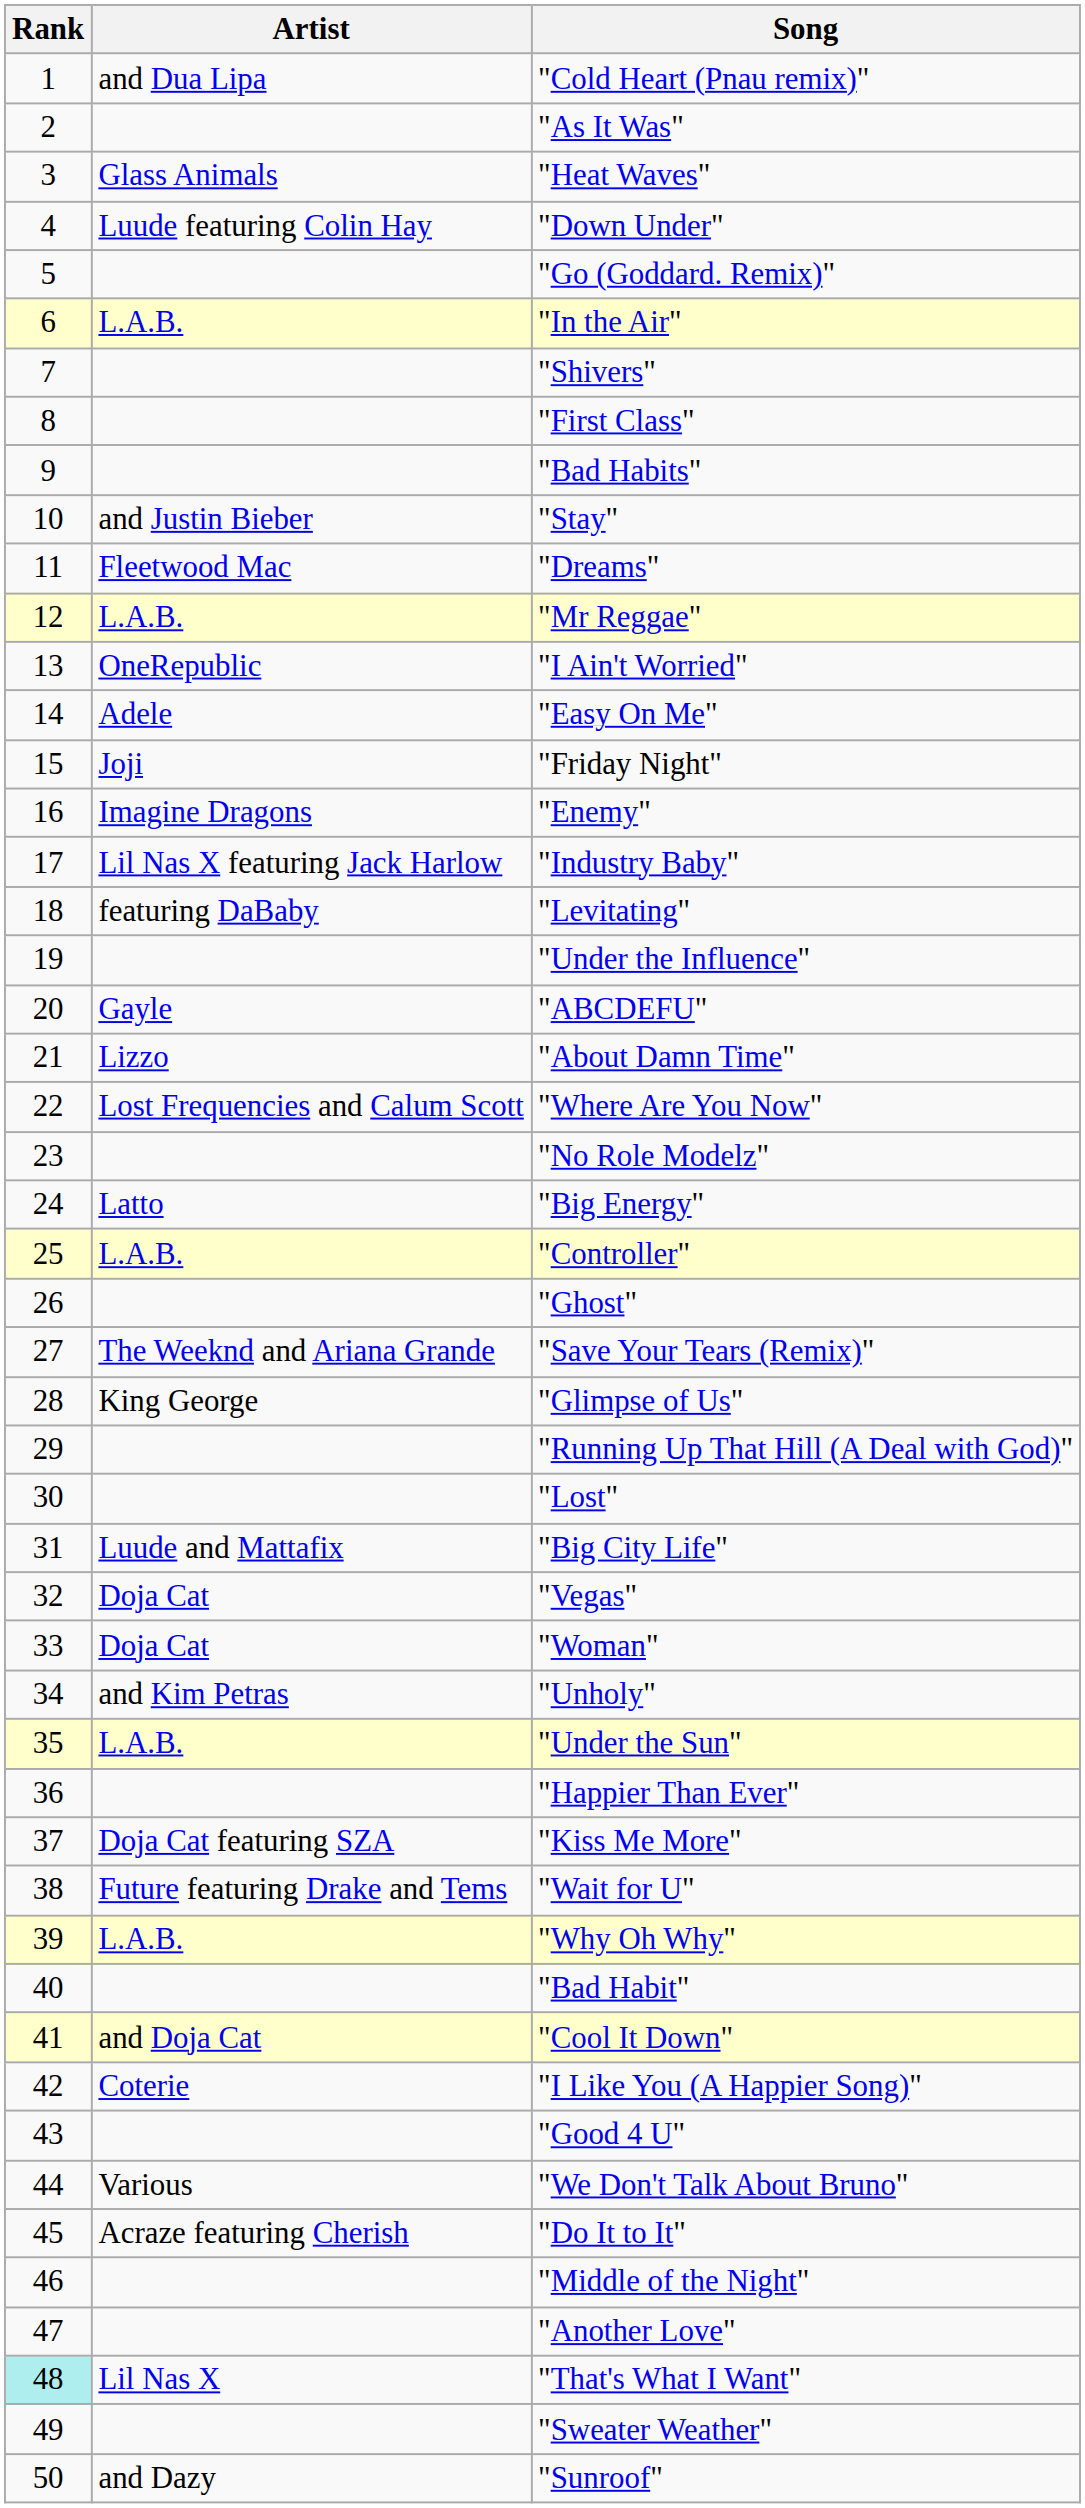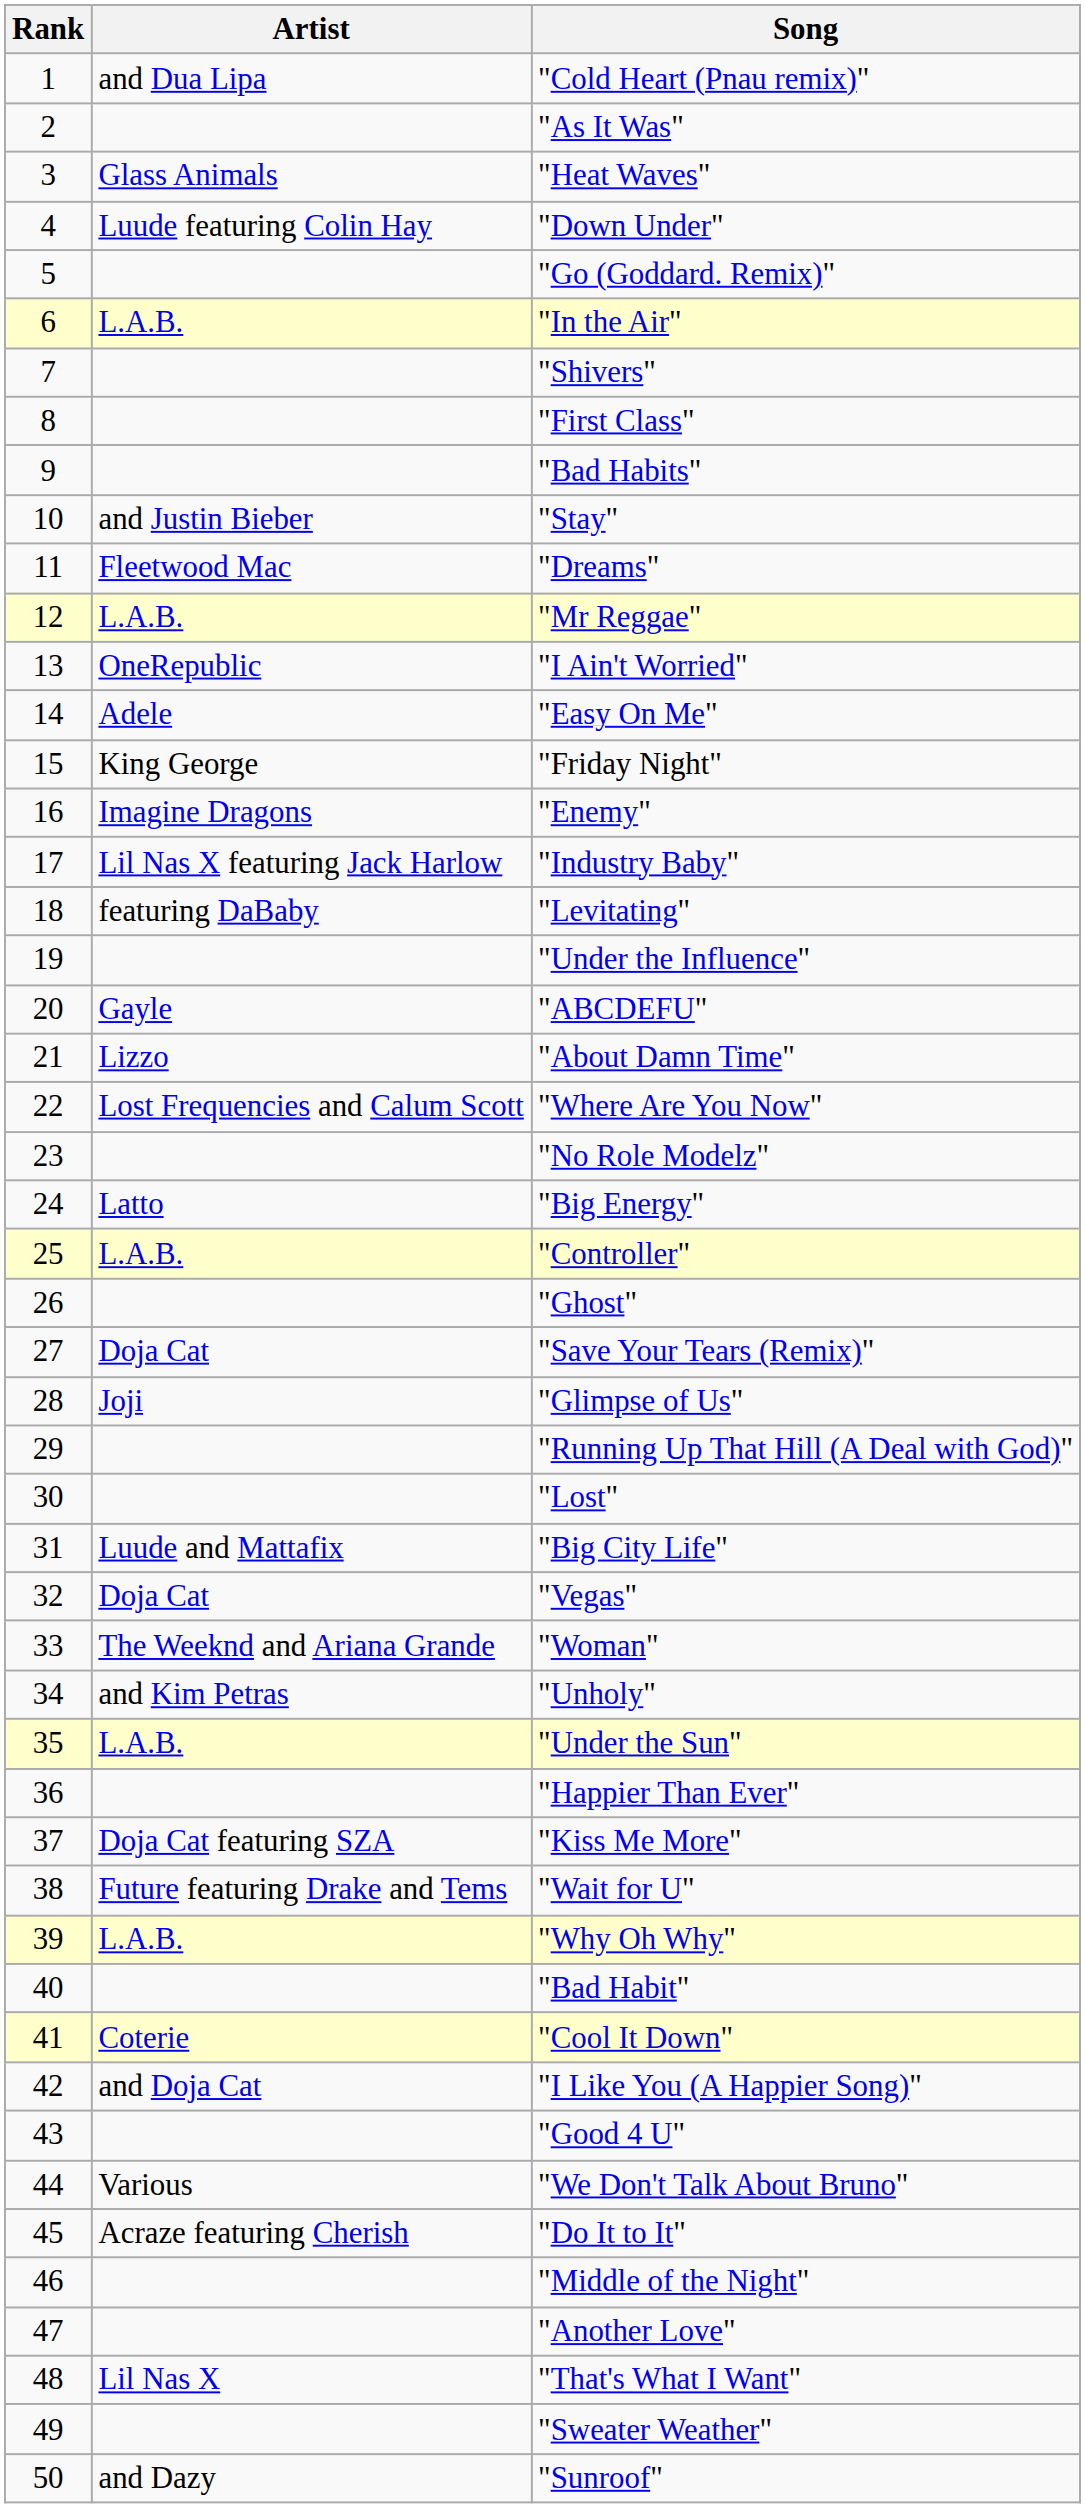(121, 763) Joji -> (178, 763) King George
(297, 1351) The Weeknd and Ariana Grande -> (154, 1351) Doja Cat
(178, 1400) King George -> (121, 1400) Joji
(154, 1645) Doja Cat -> (297, 1645) The Weeknd and Ariana Grande
(180, 2036) and Doja Cat -> (144, 2036) Coterie
(144, 2085) Coterie -> (180, 2085) and Doja Cat
(48, 2379) paleturquoise background -> (48, 2379) no background
